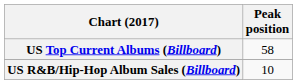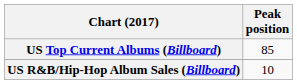(268, 49) 58 -> (268, 49) 85
